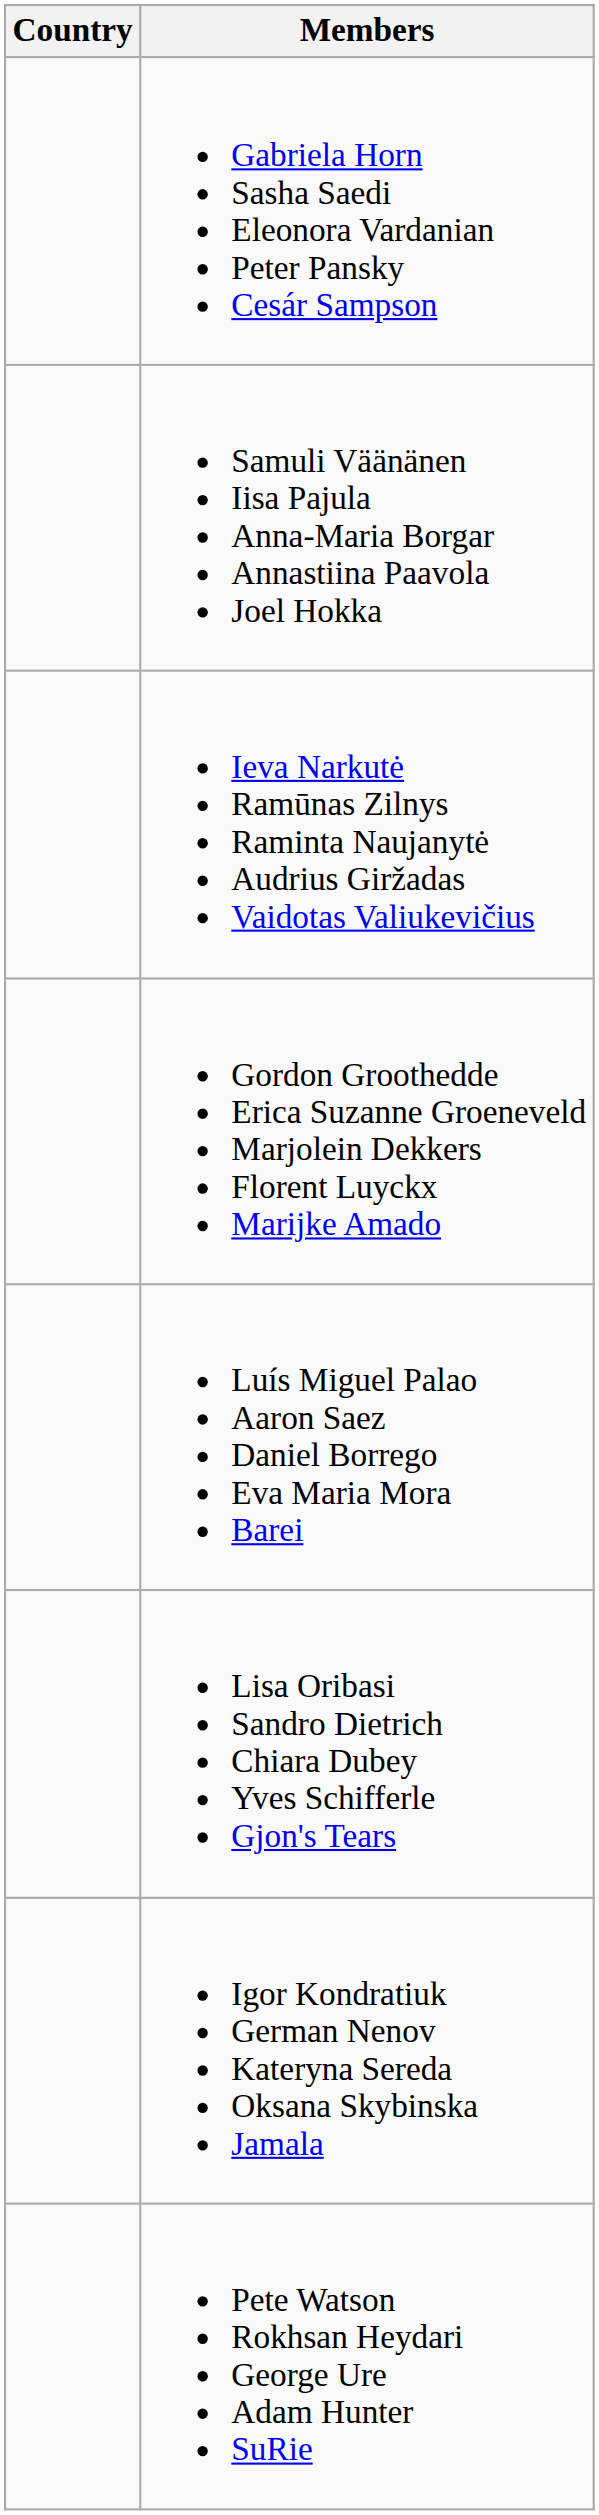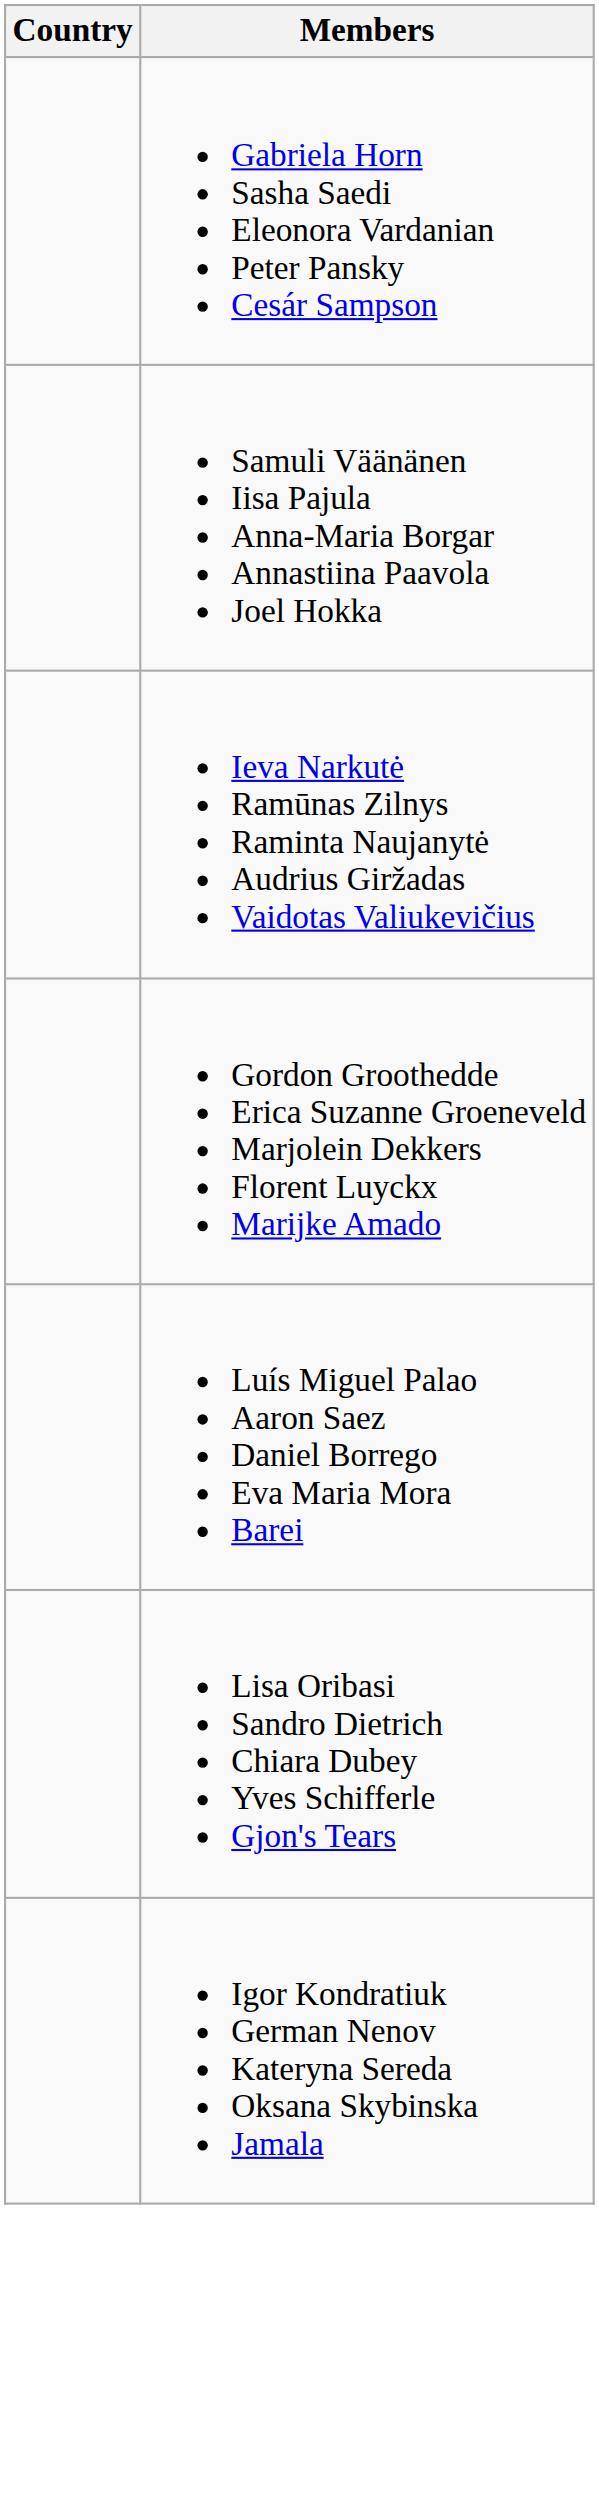- row: (367, 2376)
